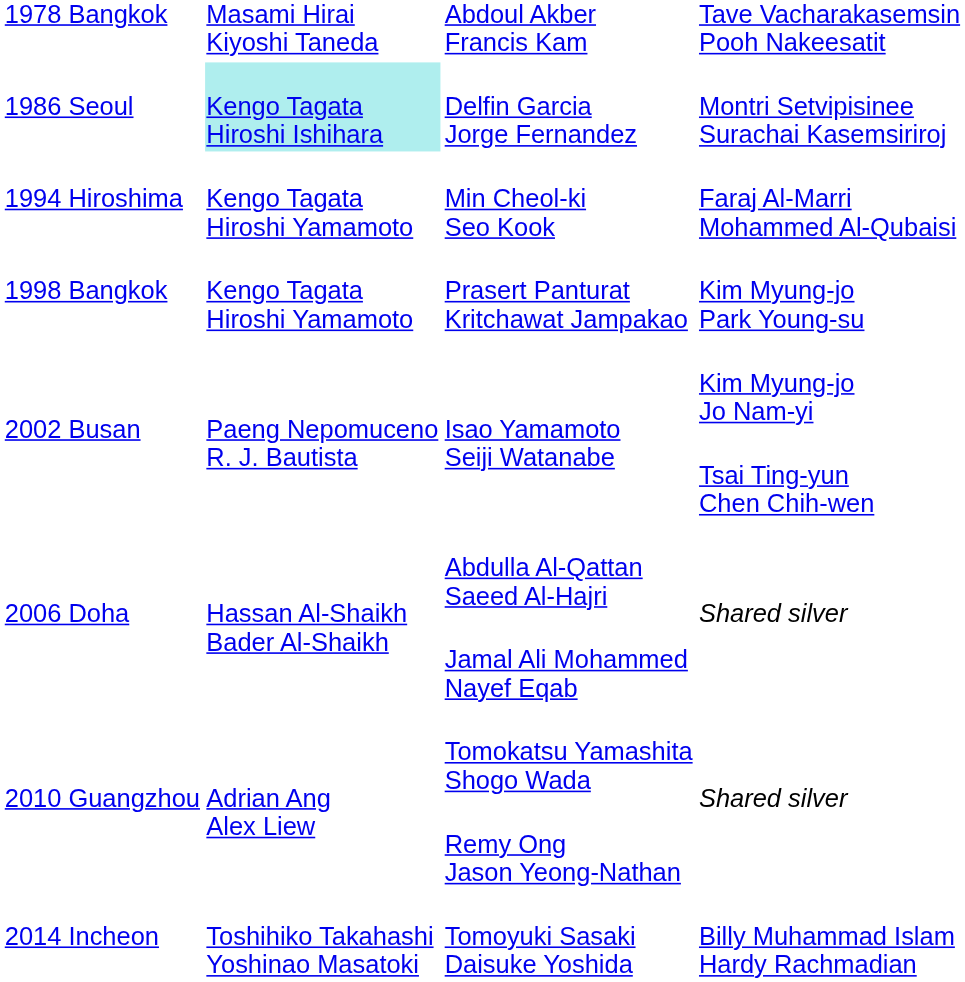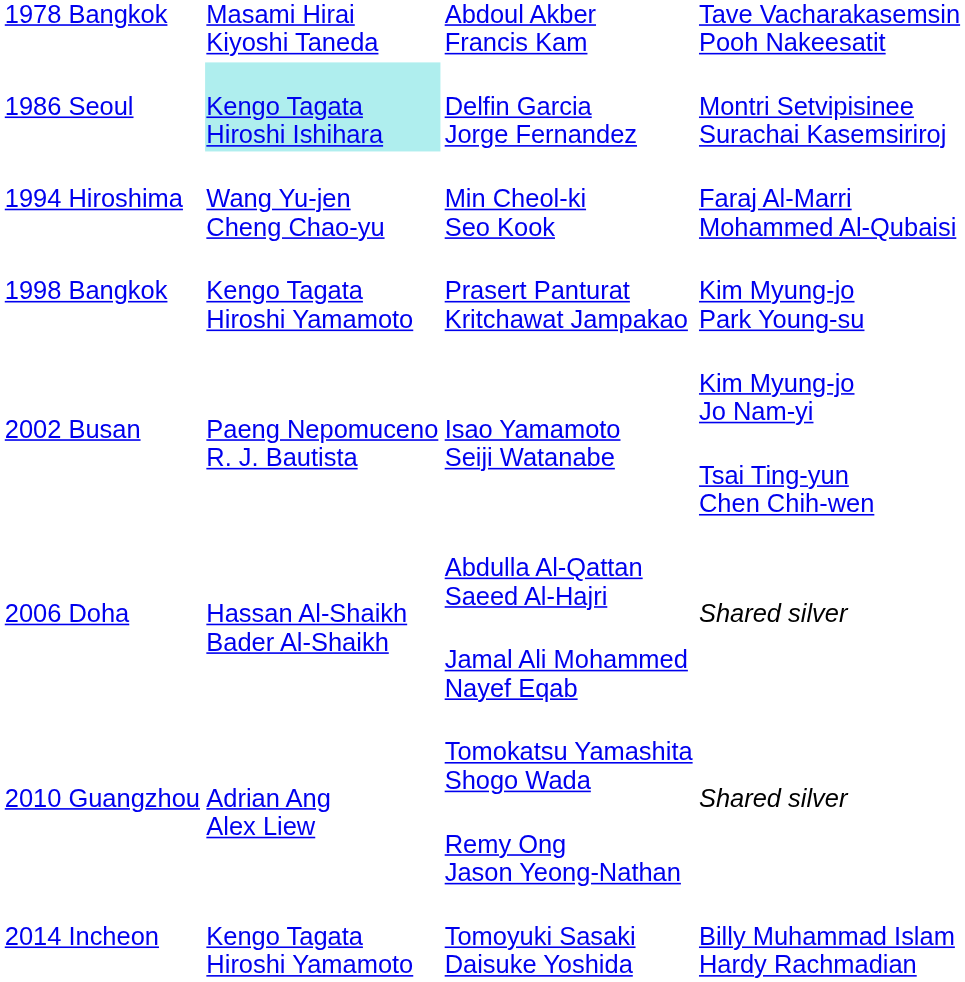(310, 213) Kengo Tagata Hiroshi Yamamoto -> (295, 213) Wang Yu-jen Cheng Chao-yu
(320, 950) Toshihiko Takahashi Yoshinao Masatoki -> (310, 950) Kengo Tagata Hiroshi Yamamoto
